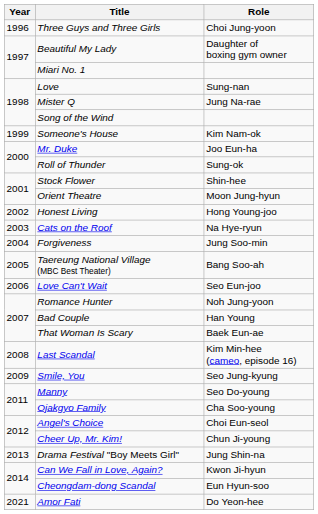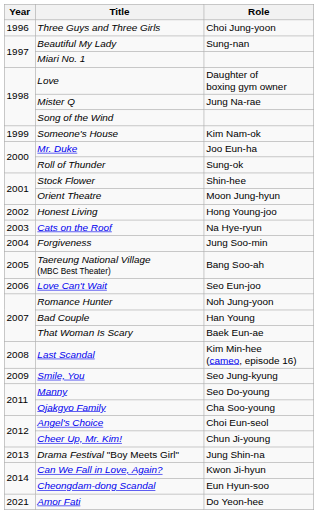(246, 49) Daughter of boxing gym owner -> (228, 43) Sung-nan
(228, 86) Sung-nan -> (246, 80) Daughter of boxing gym owner
